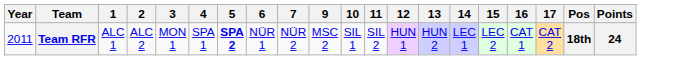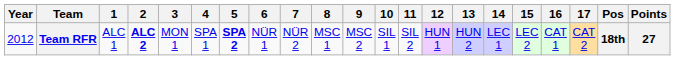+ column: (327, 13)
(20, 39) 2011 -> (20, 39) 2012
(142, 39) normal -> (143, 39) bold
(615, 39) 24 -> (649, 39) 27
